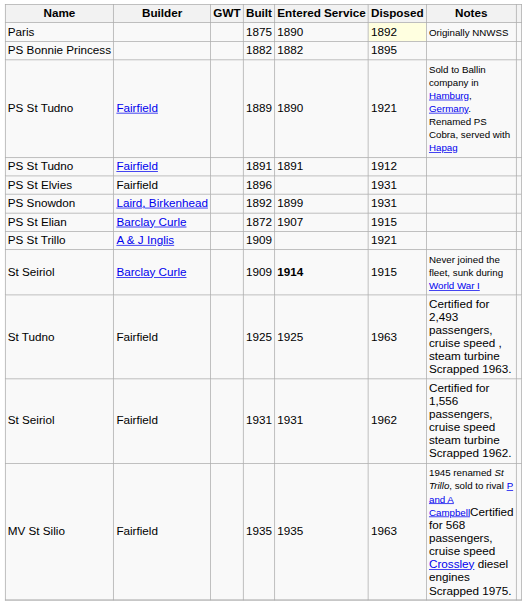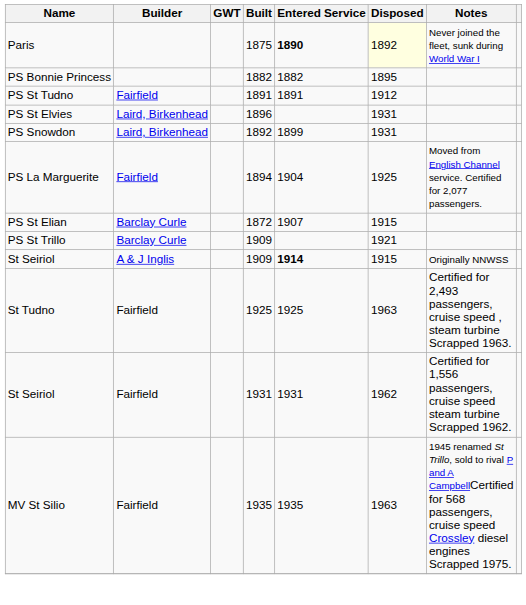(290, 32) normal -> (290, 45) bold
(469, 33) Originally NNWSS -> (466, 46) Never joined the fleet, sunk during World War I
- row: (41, 108)
(137, 185) Fairfield -> (162, 114) Laird, Birkenhead
+ row: (53, 177)
(145, 240) A & J Inglis -> (151, 240) Barclay Curle
(151, 272) Barclay Curle -> (145, 259) A & J Inglis
(466, 273) Never joined the fleet, sunk during World War I -> (469, 260) Originally NNWSS
